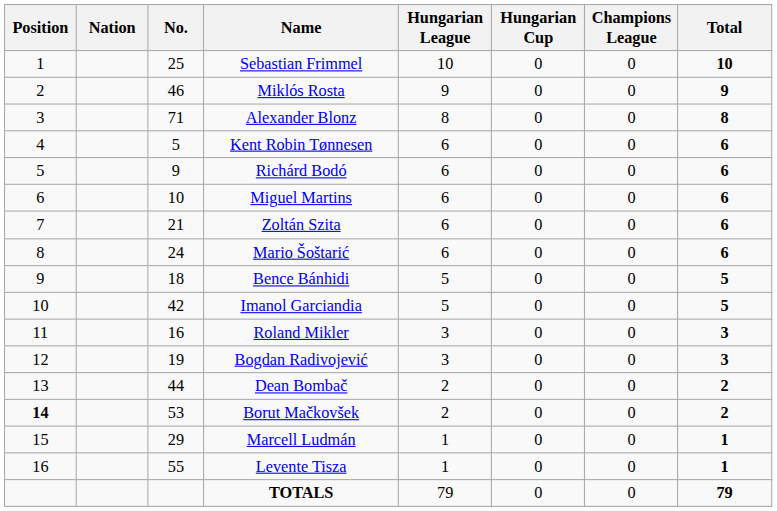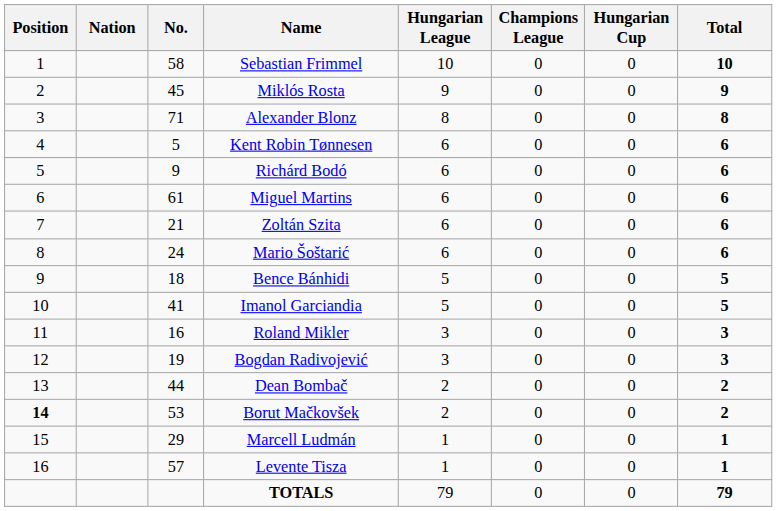columns swapped: (538, 27) <-> (631, 27)
(176, 64) 25 -> (176, 64) 58
(176, 90) 46 -> (176, 90) 45
(176, 198) 10 -> (176, 198) 61
(176, 305) 42 -> (176, 305) 41
(176, 466) 55 -> (176, 466) 57
